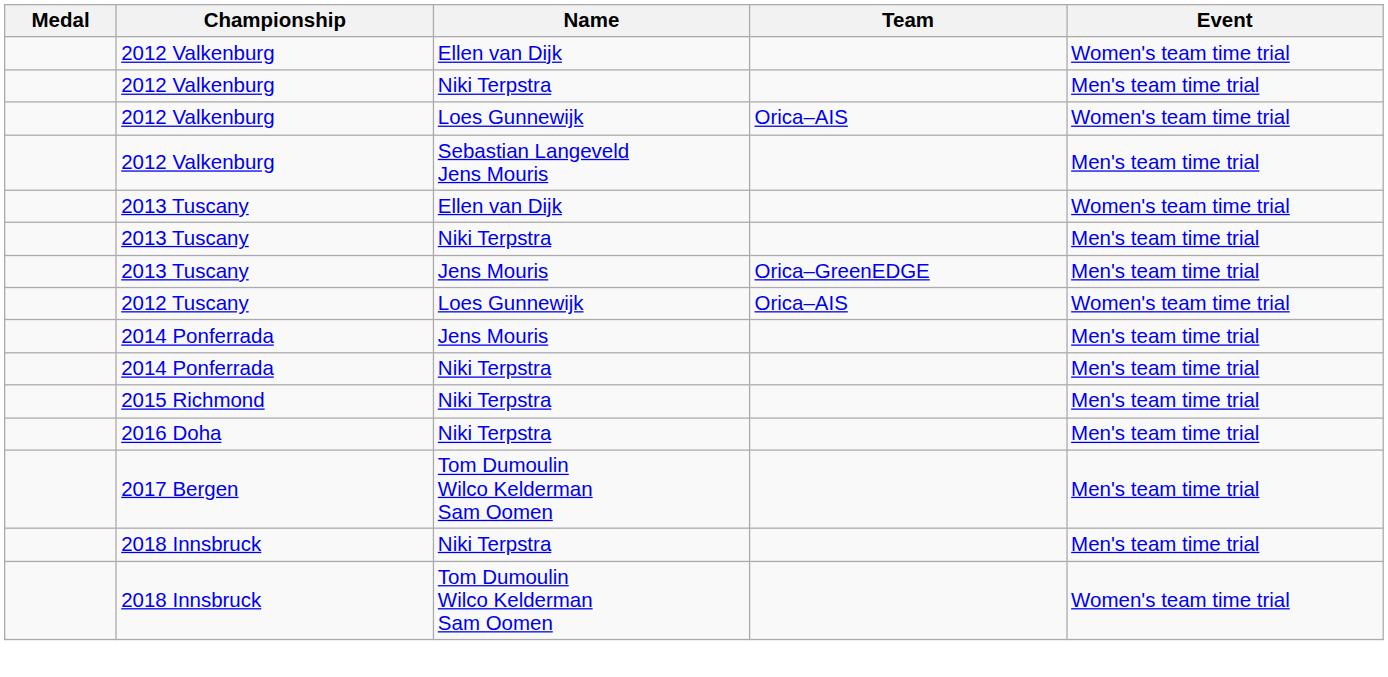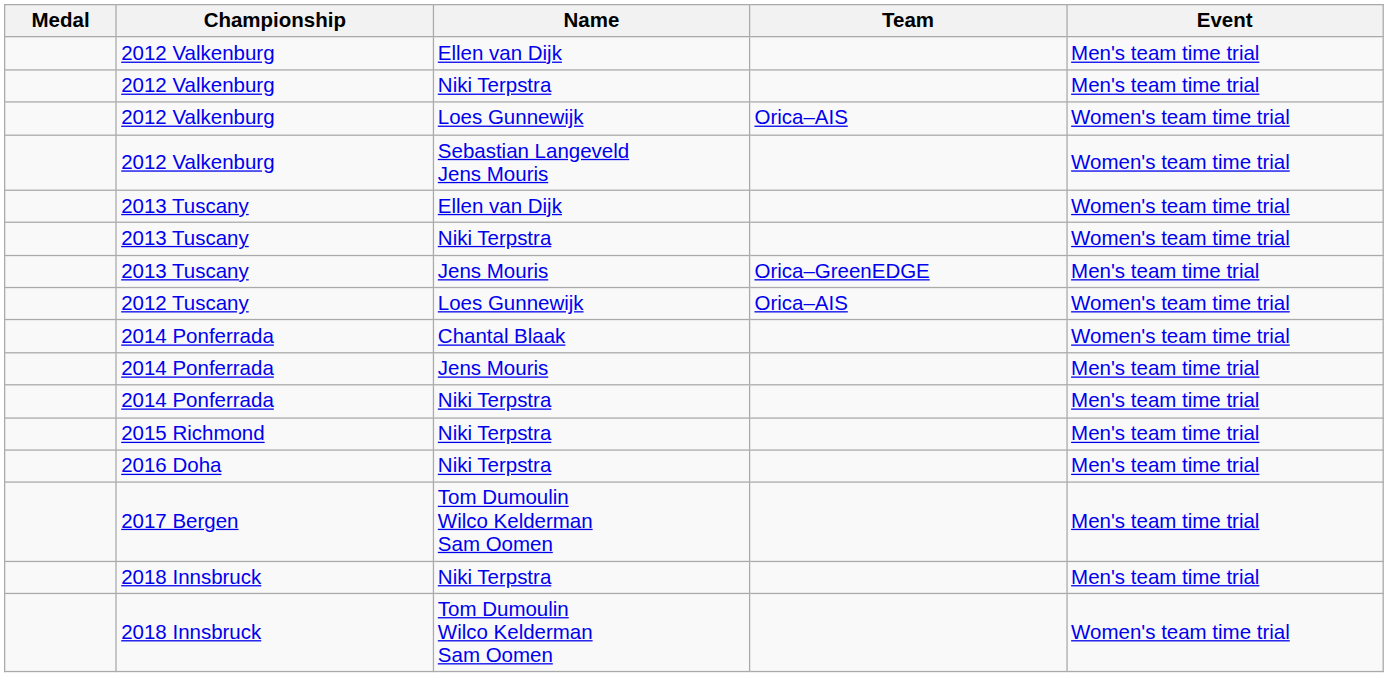(1180, 53) Women's team time trial -> (1165, 53) Men's team time trial
(1165, 162) Men's team time trial -> (1180, 162) Women's team time trial
(1165, 238) Men's team time trial -> (1180, 238) Women's team time trial
+ row: (197, 336)
